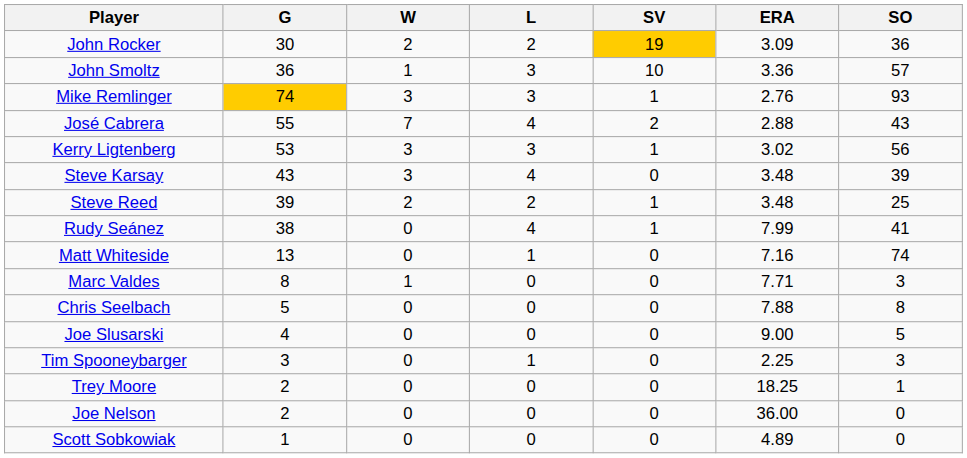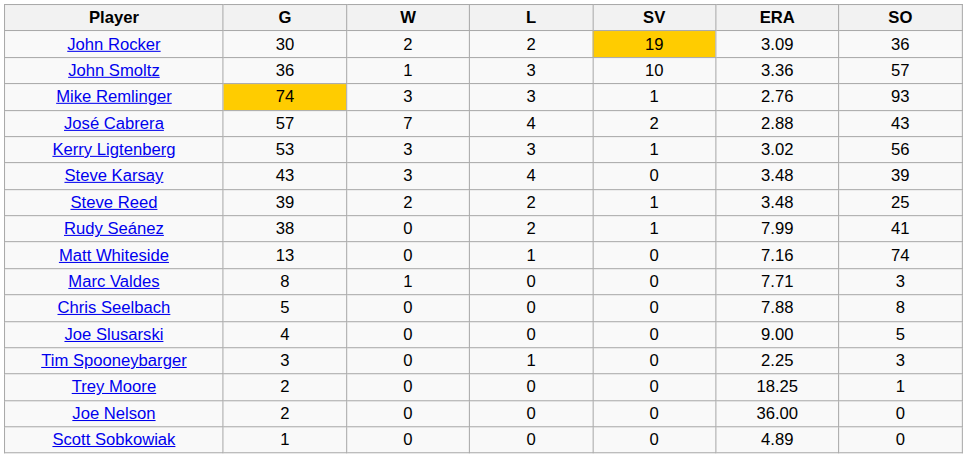(285, 123) 55 -> (285, 123) 57
(531, 228) 4 -> (531, 228) 2
